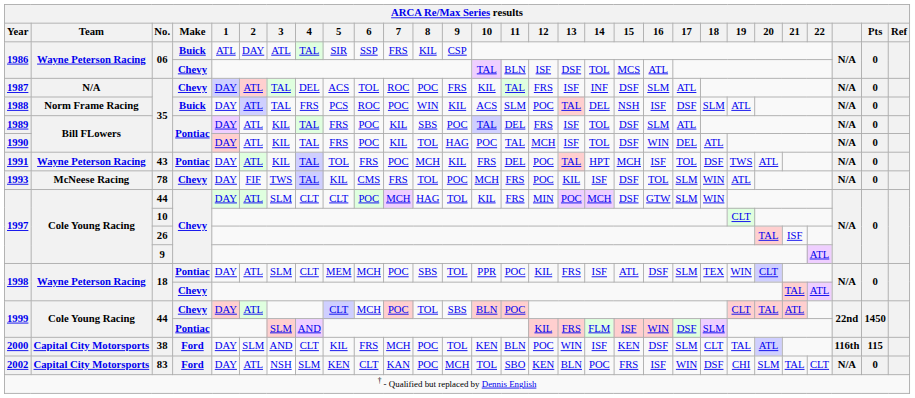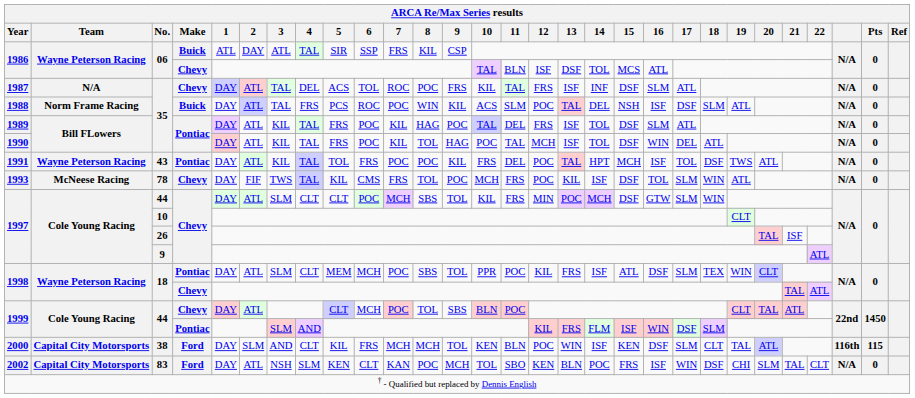(428, 124) SBS -> (428, 124) HAG
(428, 161) MCH -> (428, 161) POC
(428, 198) HAG -> (428, 198) SBS
(428, 346) POC -> (428, 346) MCH
